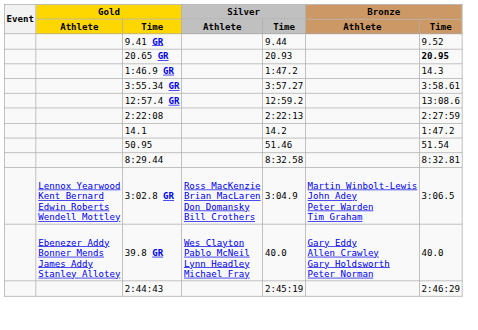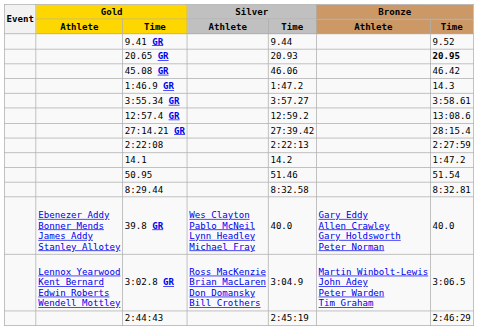+ row: (147, 71)
+ row: (155, 130)
rows swapped: (144, 253) <-> (149, 196)
